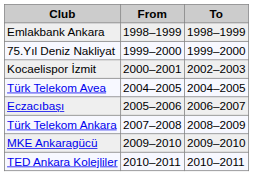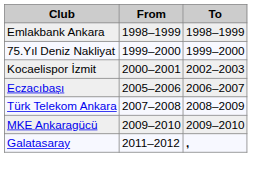- row: (57, 88)
- row: (62, 161)
+ row: (39, 143)
